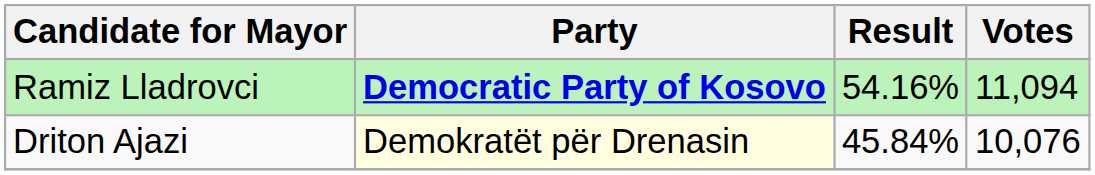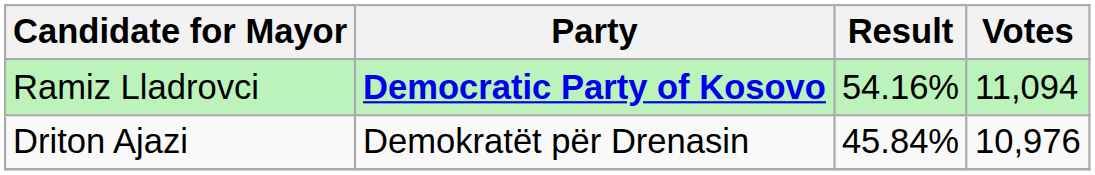(556, 141) lightyellow background -> (556, 141) no background
(1028, 141) 10,076 -> (1028, 141) 10,976
